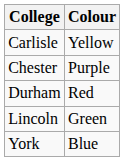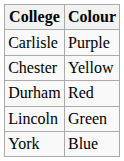(91, 42) Yellow -> (89, 42) Purple
(89, 67) Purple -> (91, 67) Yellow
